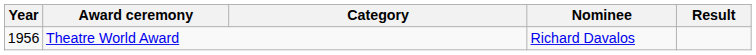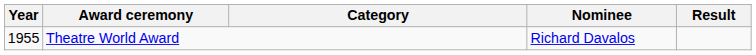(24, 38) 1956 -> (24, 38) 1955
